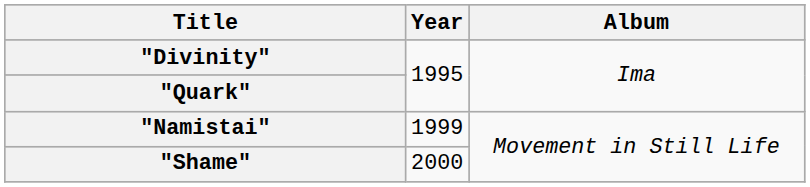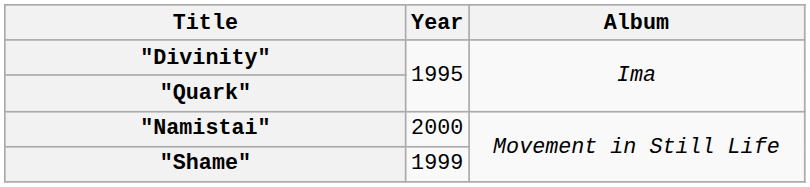(437, 129) 1999 -> (437, 129) 2000
(437, 164) 2000 -> (437, 164) 1999
